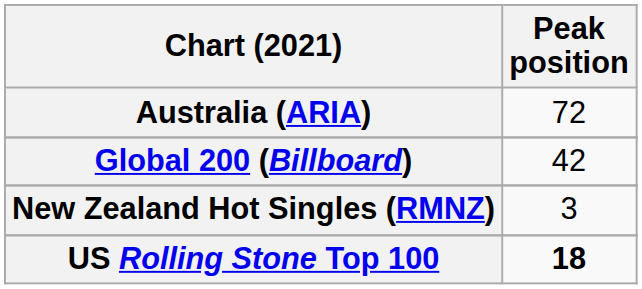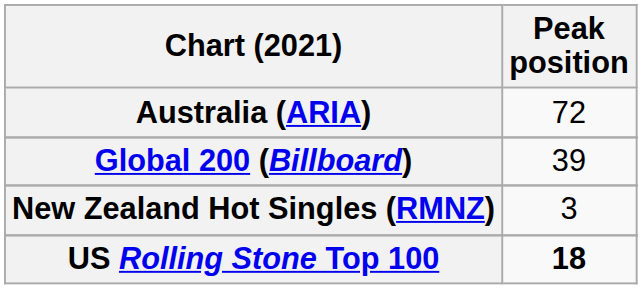(569, 160) 42 -> (569, 160) 39
